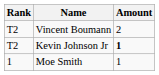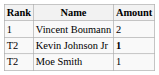(13, 29) T2 -> (9, 29) 1
(9, 62) 1 -> (13, 62) T2
